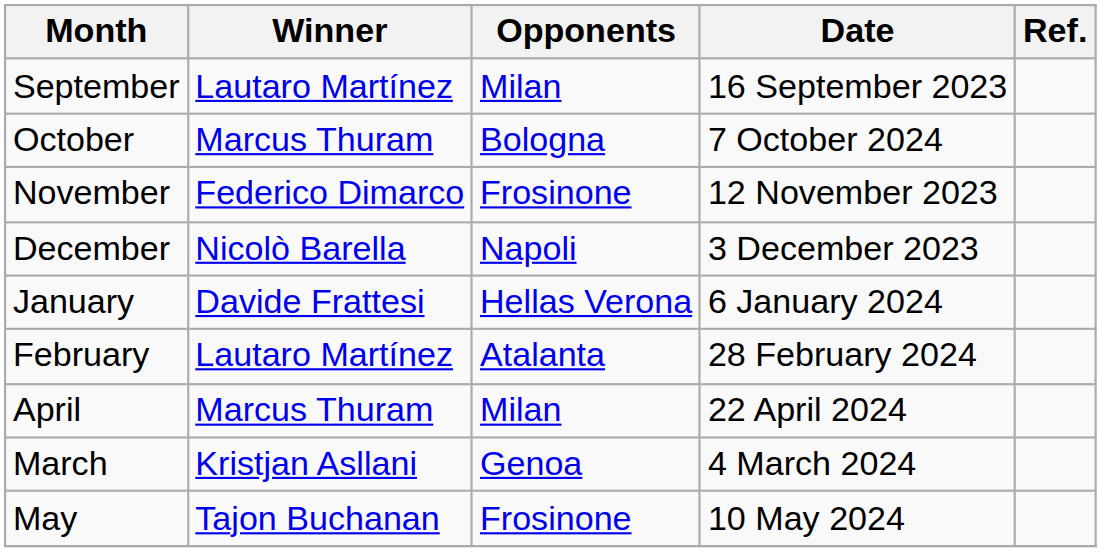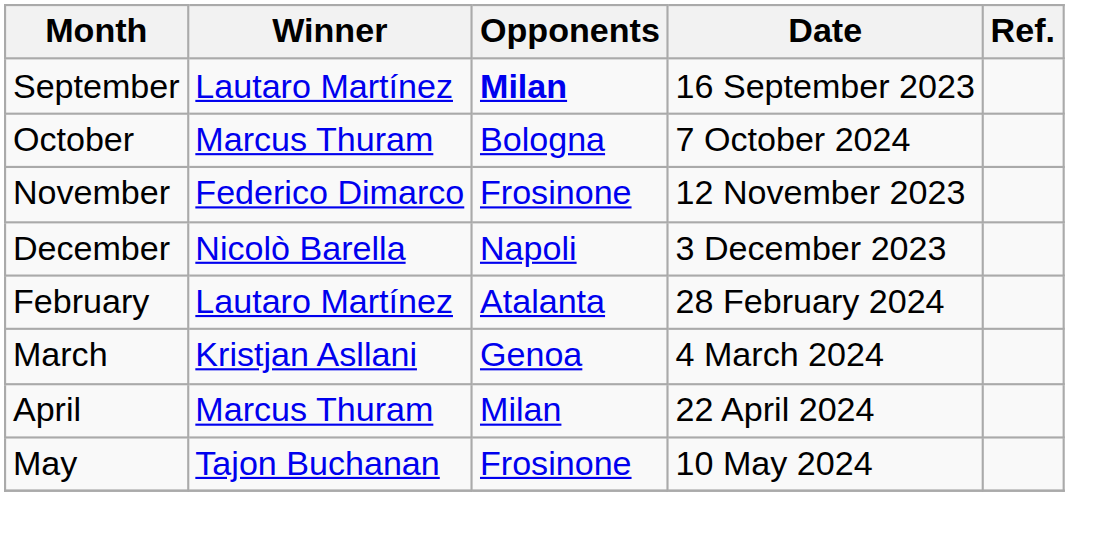(521, 85) normal -> (524, 85) bold
- row: (74, 301)
rows swapped: (60, 463) <-> (47, 409)
